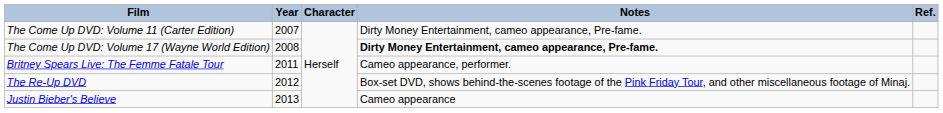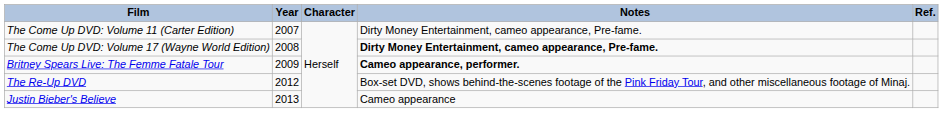(287, 64) 2011 -> (287, 64) 2009
(436, 64) normal -> (440, 64) bold
